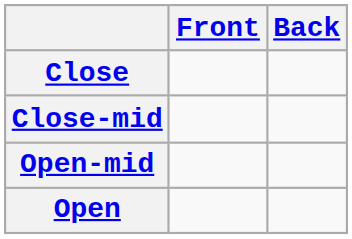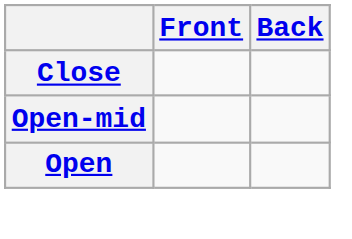- row: (87, 119)
